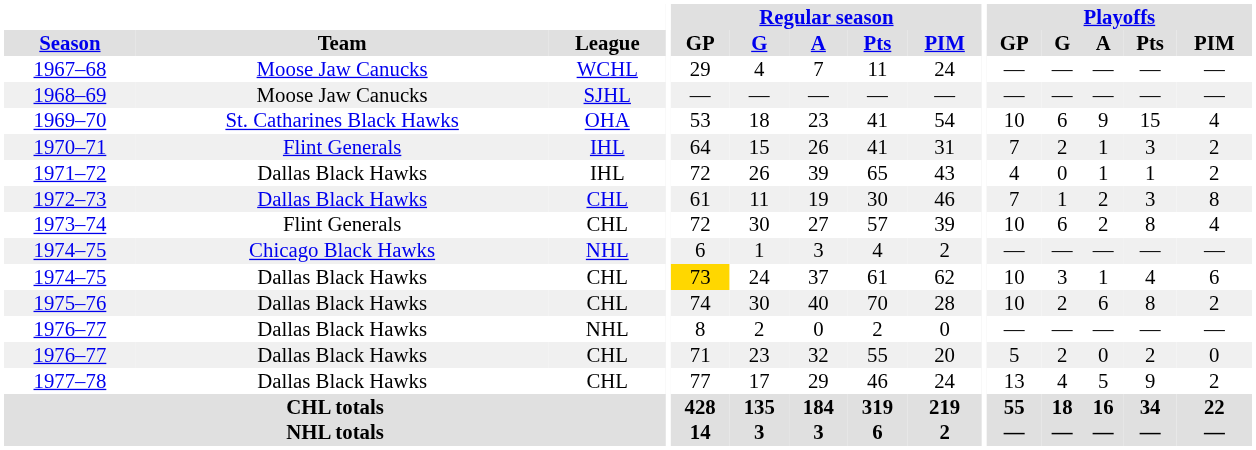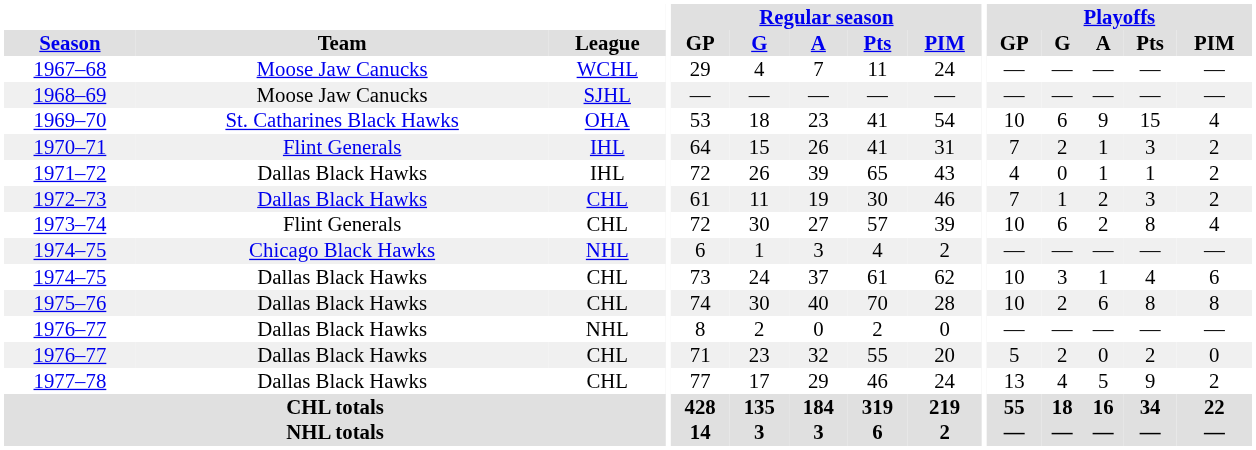(1214, 198) 8 -> (1214, 198) 2
(700, 276) gold background -> (700, 276) no background
(1214, 302) 2 -> (1214, 302) 8
